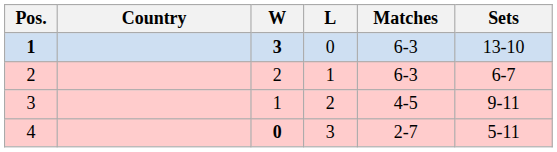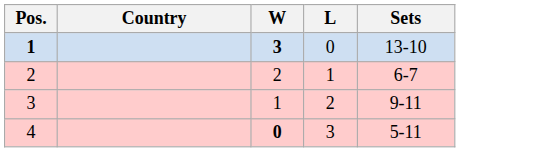- column: (406, 18)
